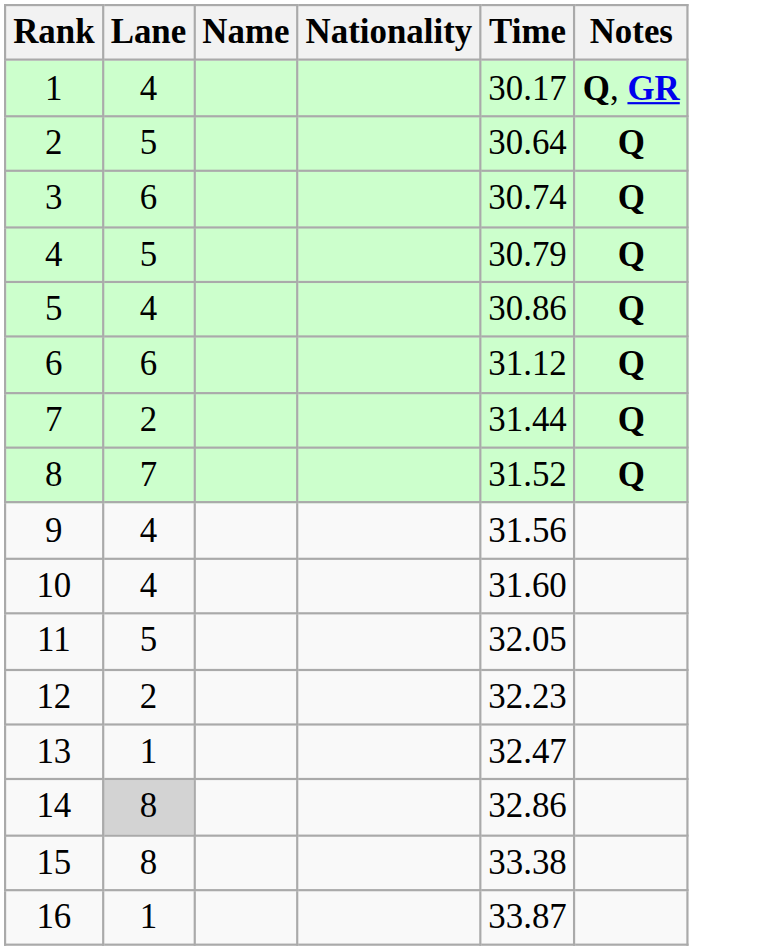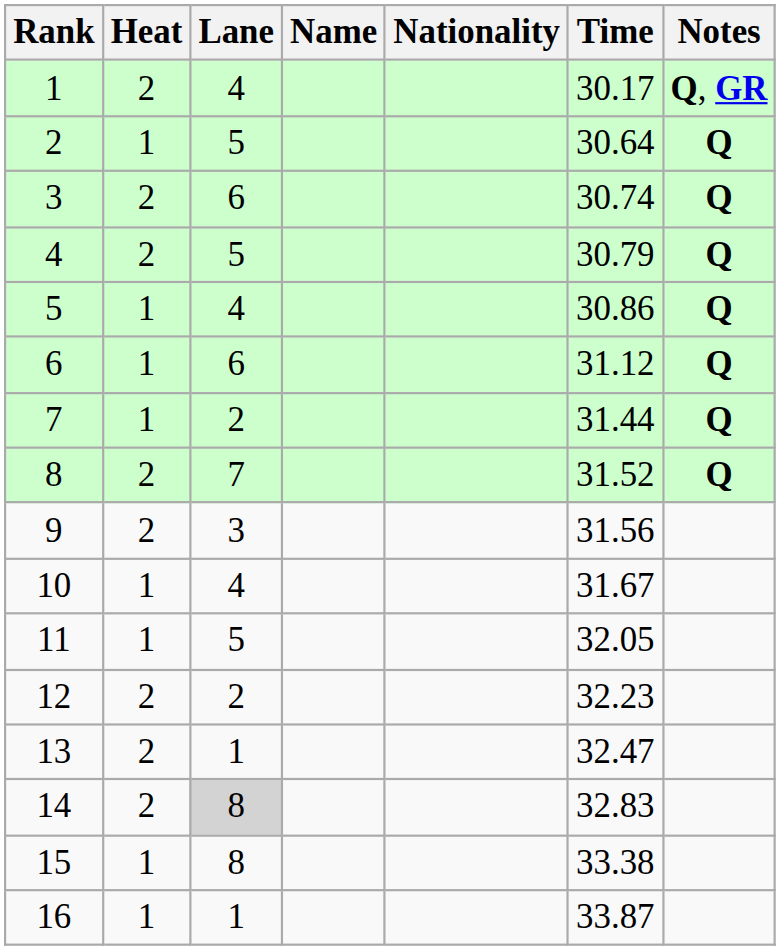+ column: (146, 32)
(148, 530) 4 -> (236, 530) 3
(528, 585) 31.60 -> (615, 585) 31.67
(528, 806) 32.86 -> (615, 806) 32.83
